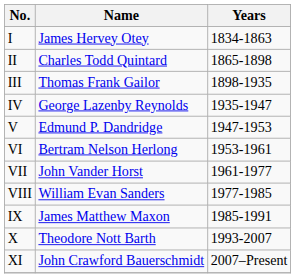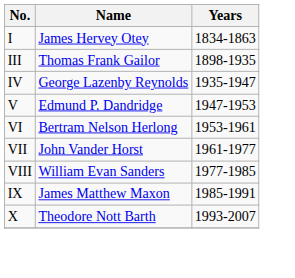- row: (12, 60)
- row: (15, 261)
